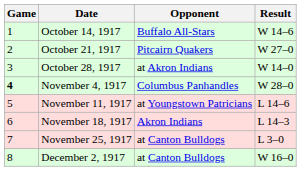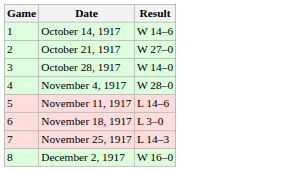- column: (195, 13)
(10, 85) bold -> (10, 85) normal
(273, 121) L 14–3 -> (150, 121) L 3–0
(271, 139) L 3–0 -> (153, 139) L 14–3
